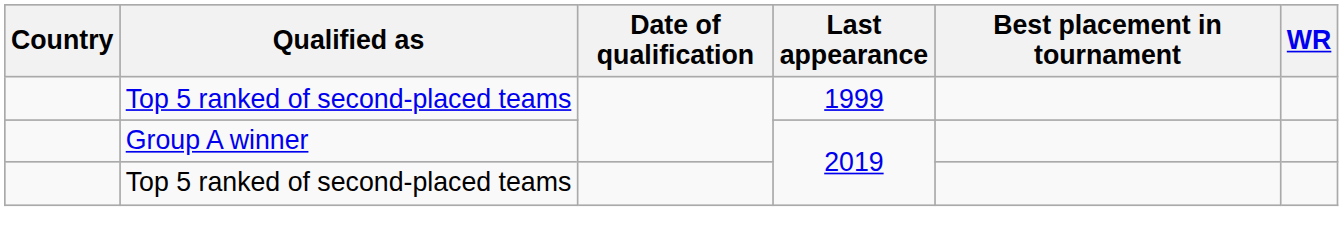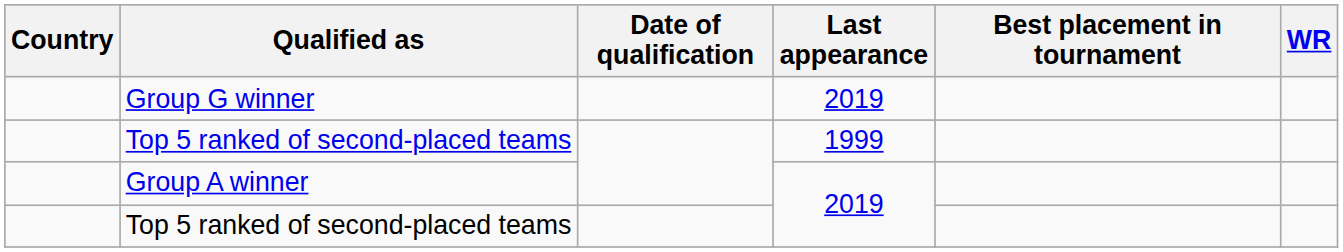+ row: (220, 98)
